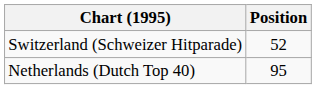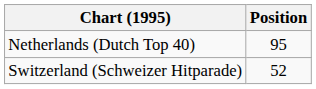rows swapped: (102, 70) <-> (125, 44)
